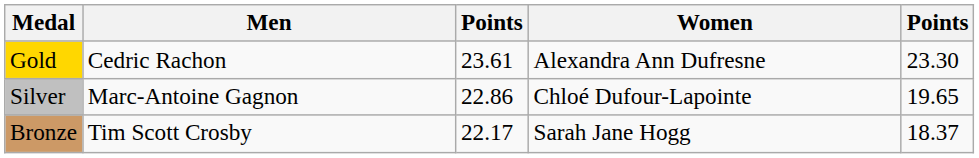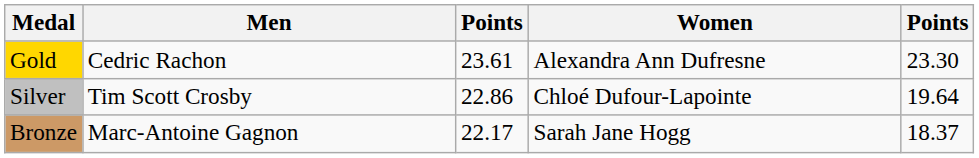(193, 96) Marc-Antoine Gagnon -> (170, 96) Tim Scott Crosby
(933, 96) 19.65 -> (933, 96) 19.64
(170, 133) Tim Scott Crosby -> (193, 133) Marc-Antoine Gagnon
